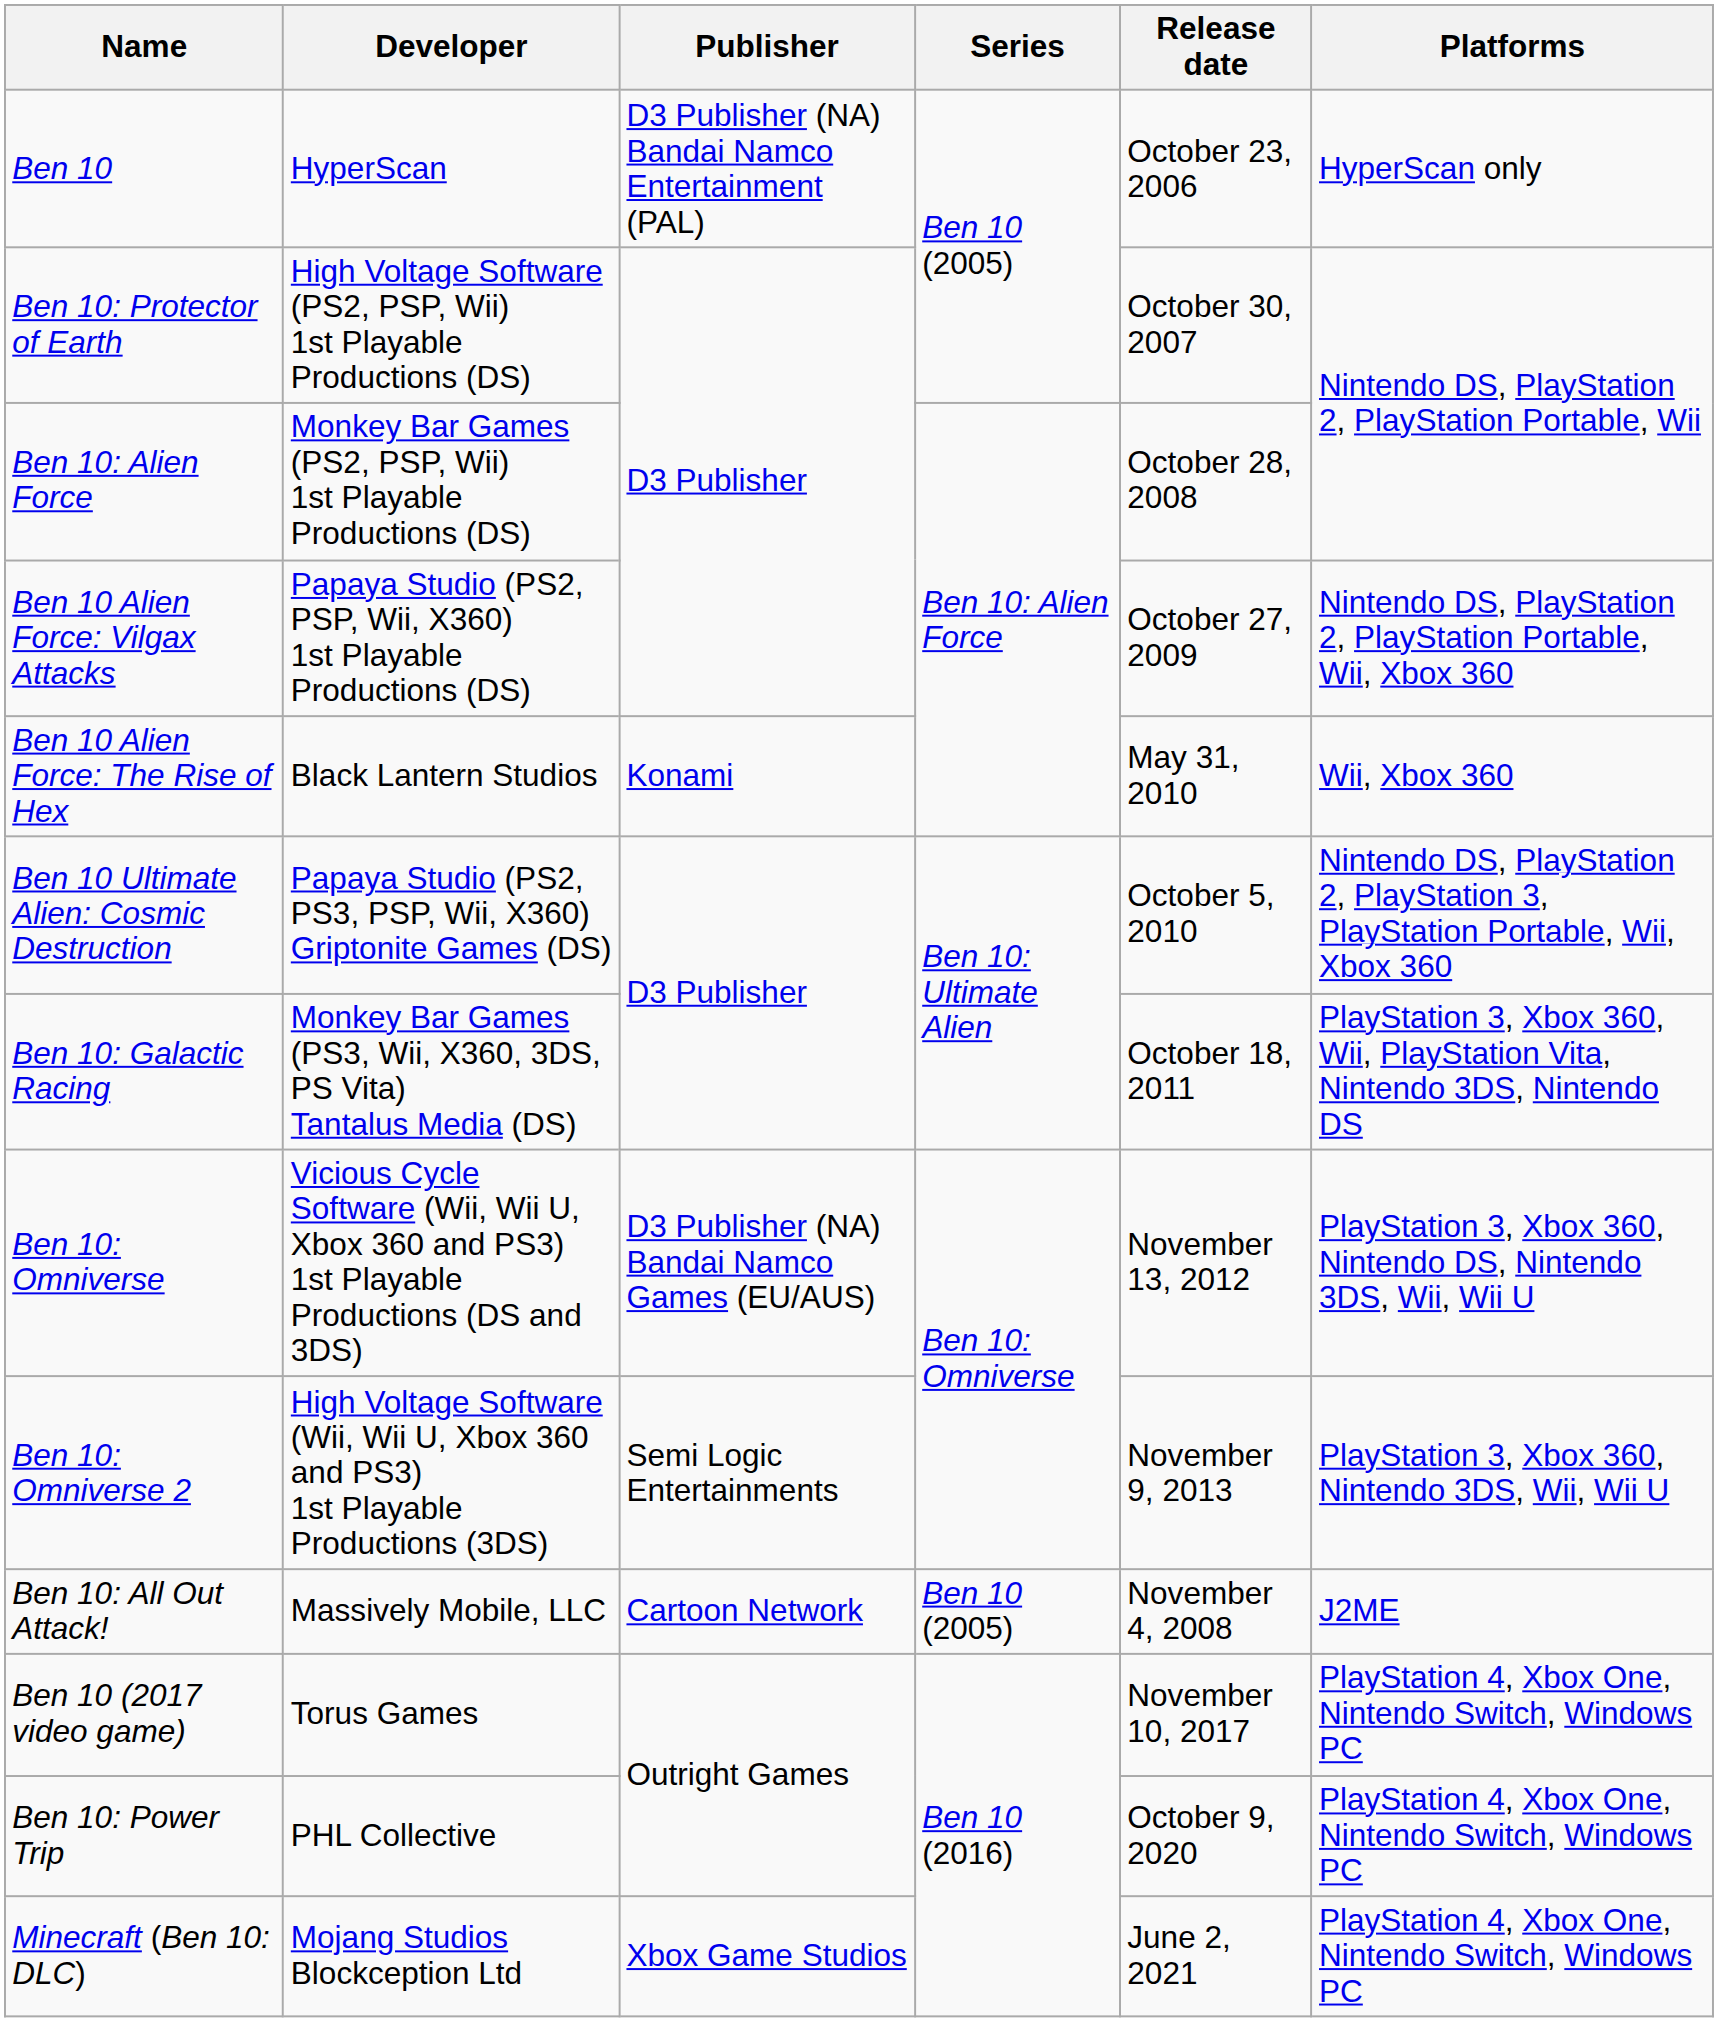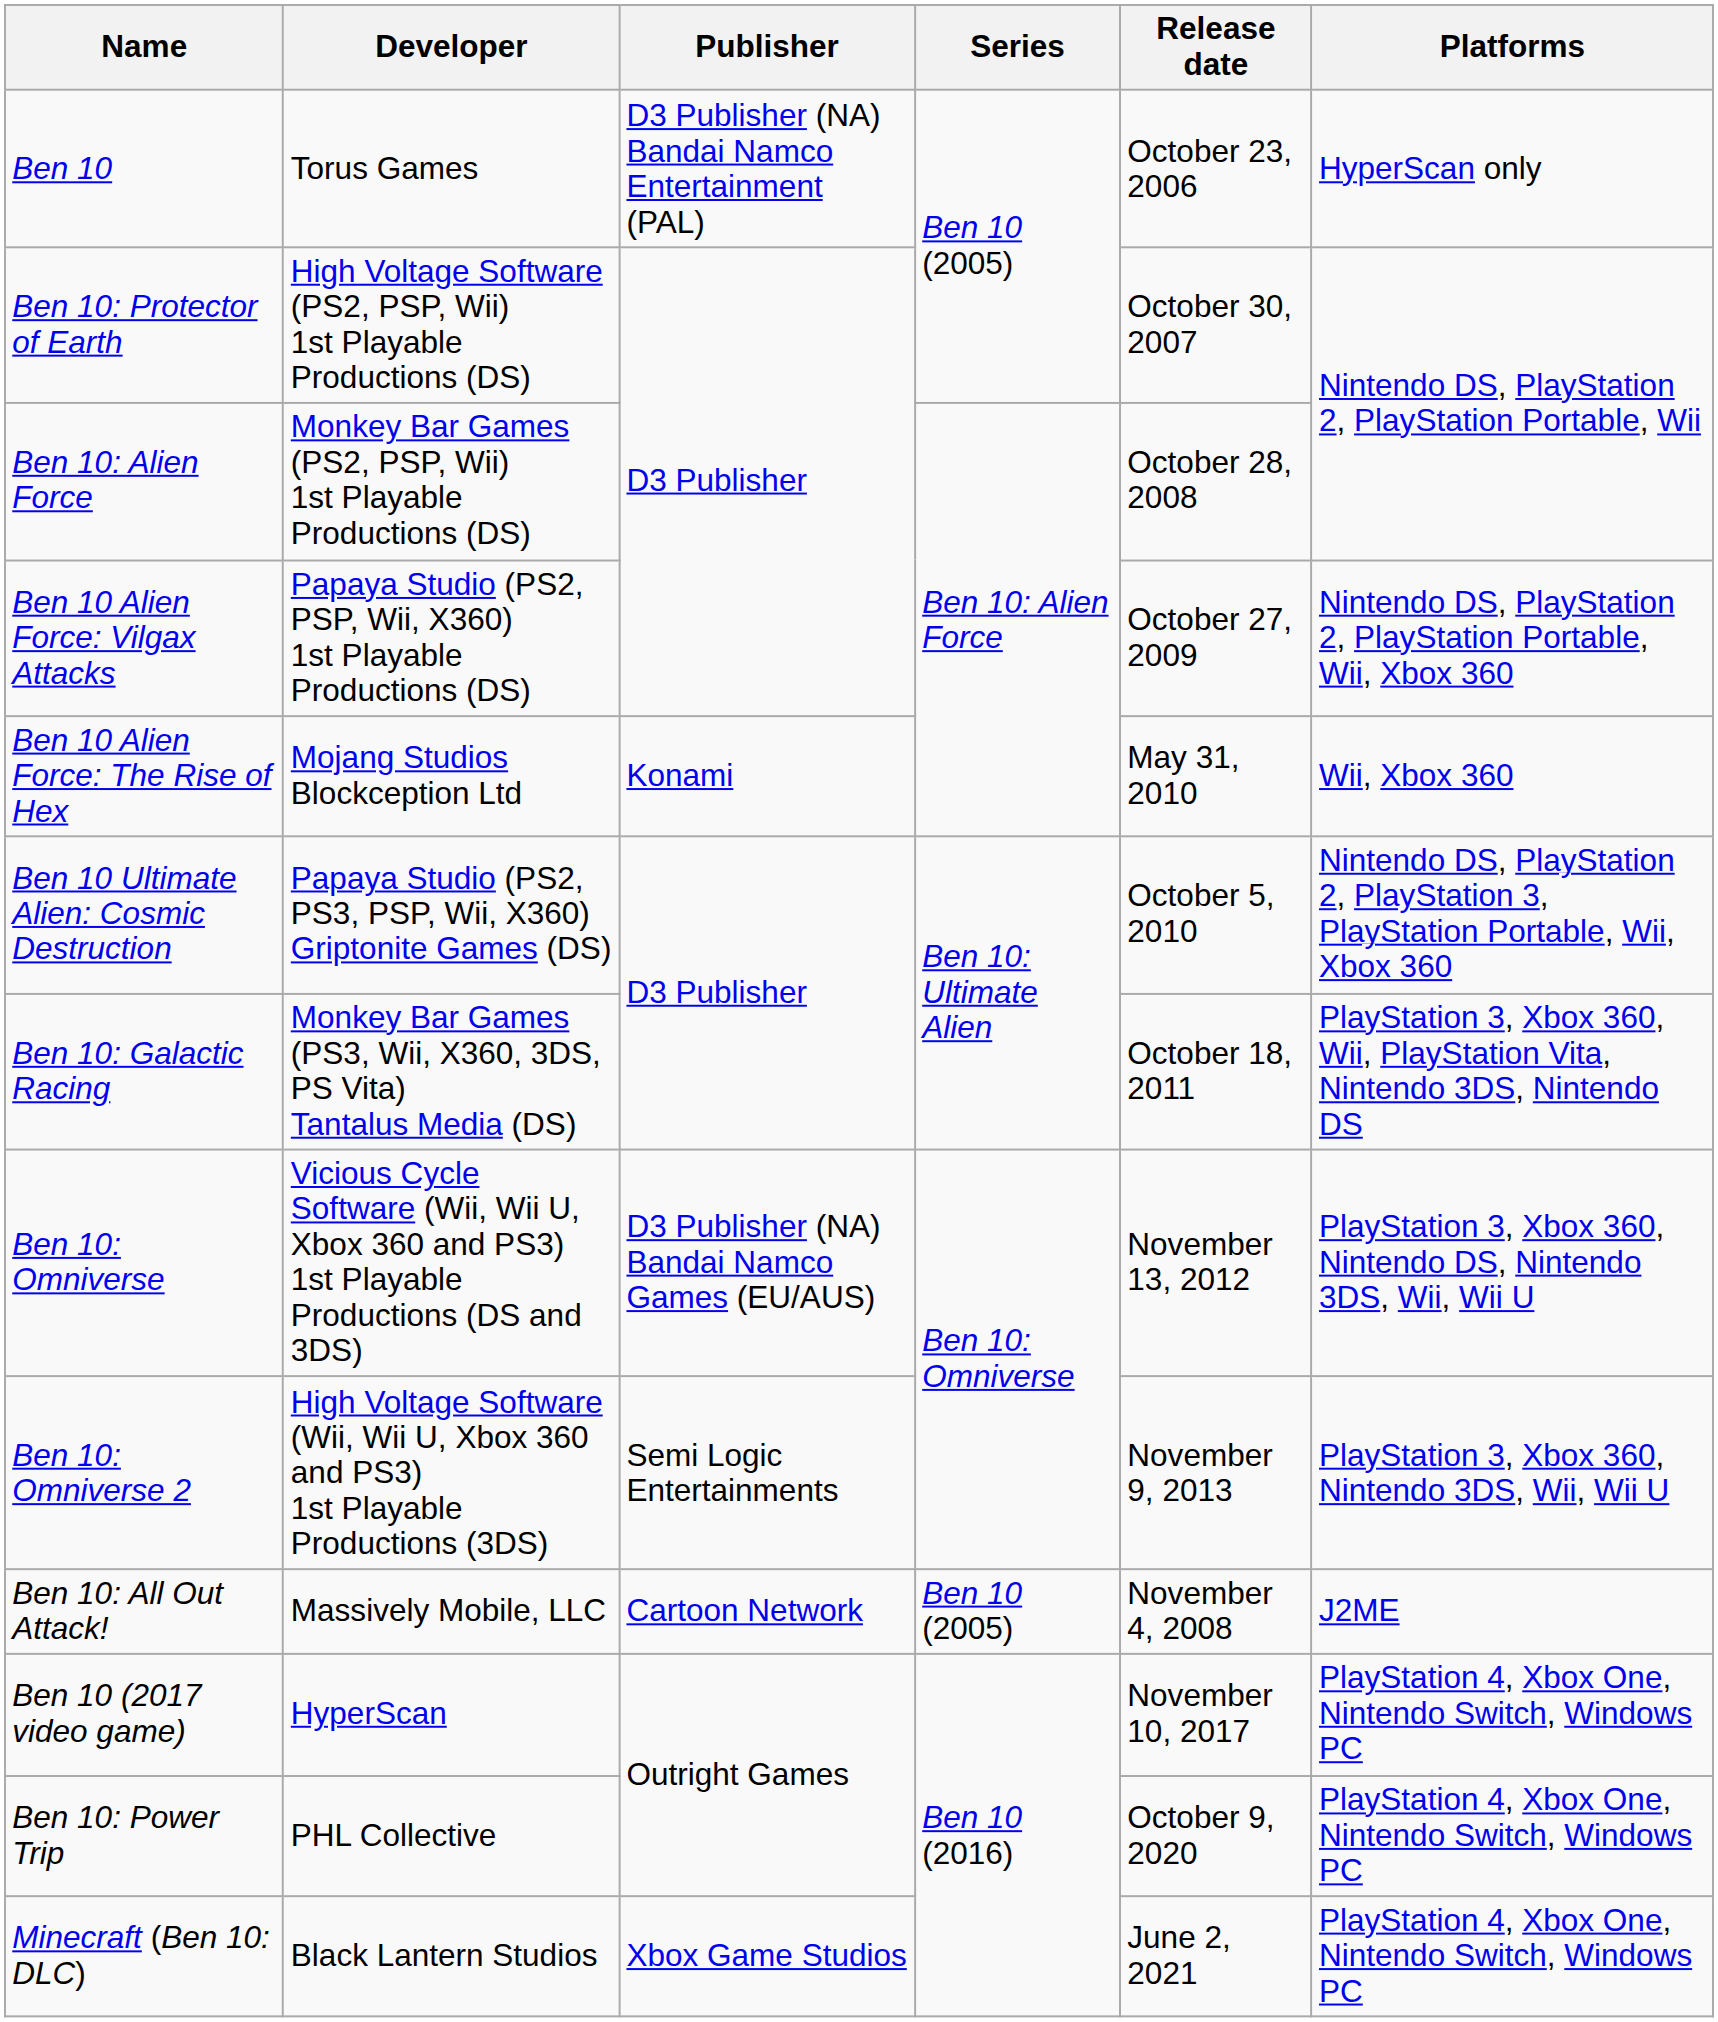(369, 168) HyperScan -> (385, 168) Torus Games
(444, 775) Black Lantern Studios -> (406, 775) Mojang Studios Blockception Ltd
(385, 1714) Torus Games -> (369, 1714) HyperScan
(406, 1955) Mojang Studios Blockception Ltd -> (444, 1955) Black Lantern Studios
